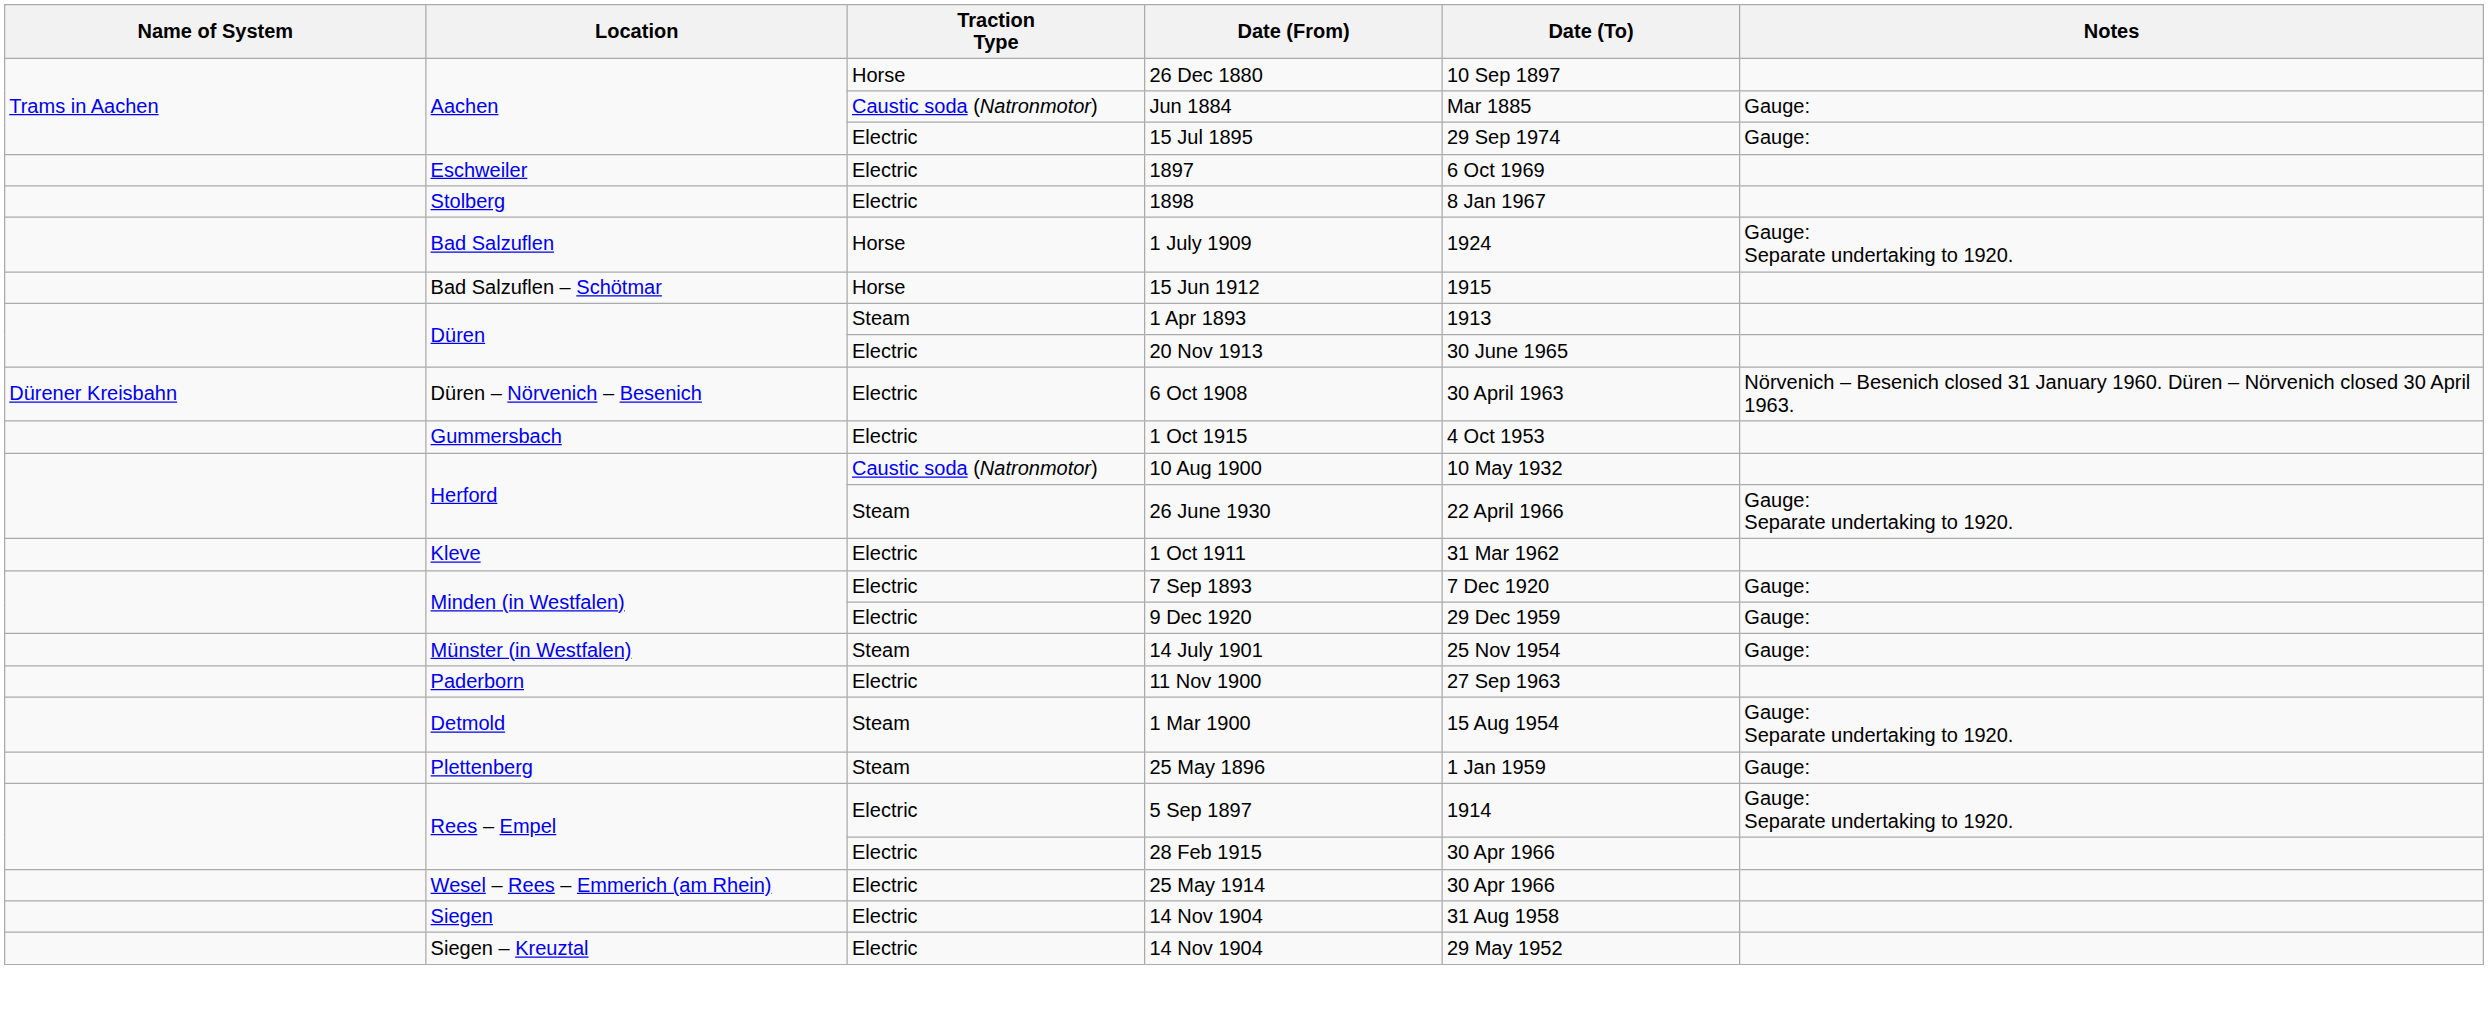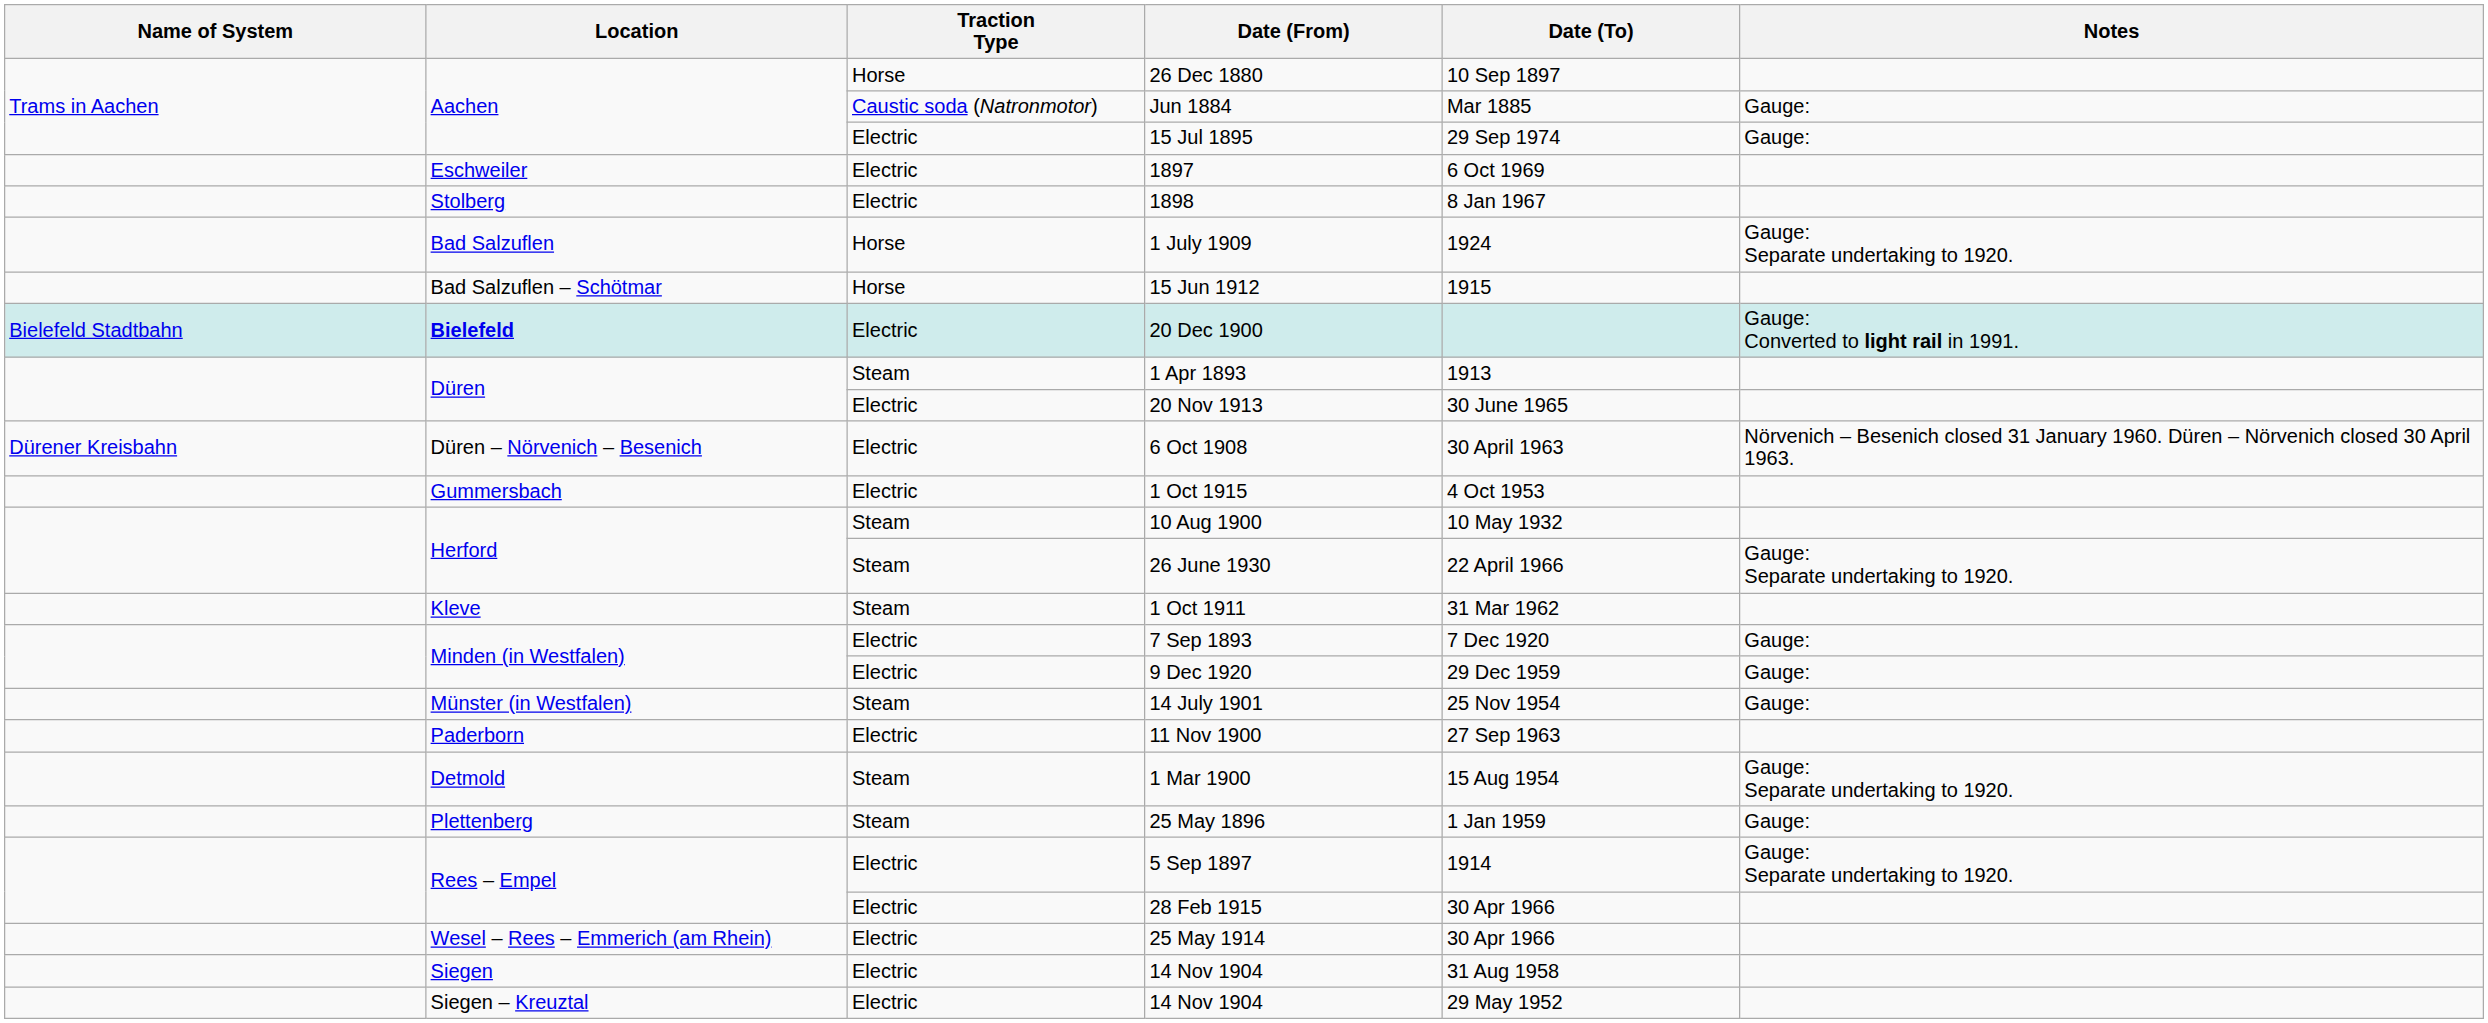+ row: (472, 330)
(975, 468) Caustic soda (Natronmotor) -> (881, 522) Steam
(885, 554) Electric -> (881, 608) Steam
